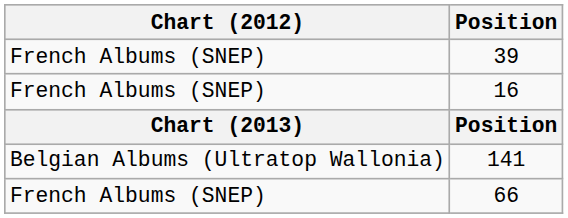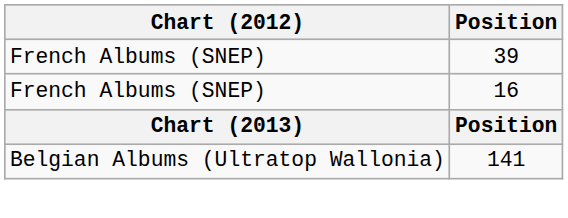- row: (506, 196)
